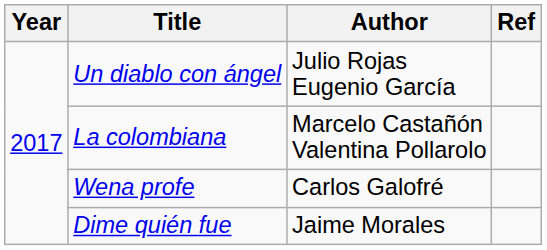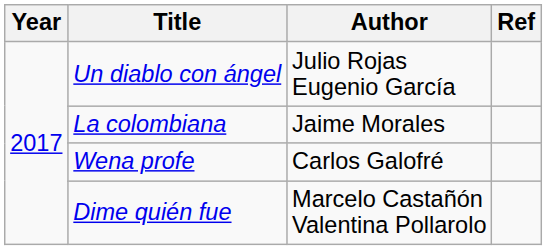(389, 137) Marcelo Castañón Valentina Pollarolo -> (369, 124) Jaime Morales
(369, 225) Jaime Morales -> (389, 212) Marcelo Castañón Valentina Pollarolo
